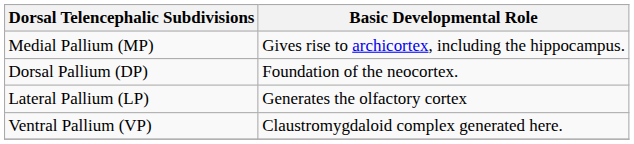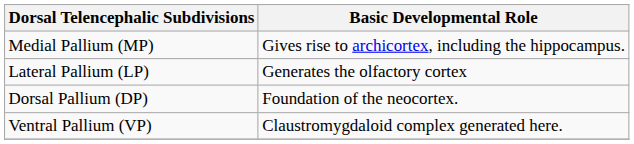rows swapped: (78, 71) <-> (79, 98)
